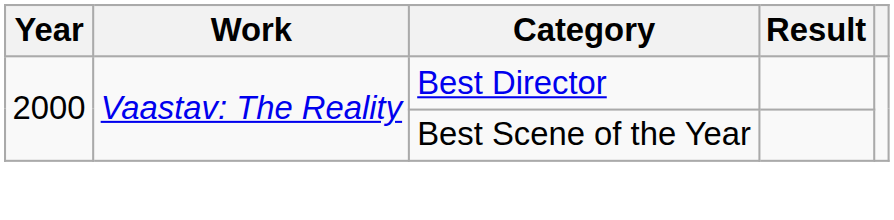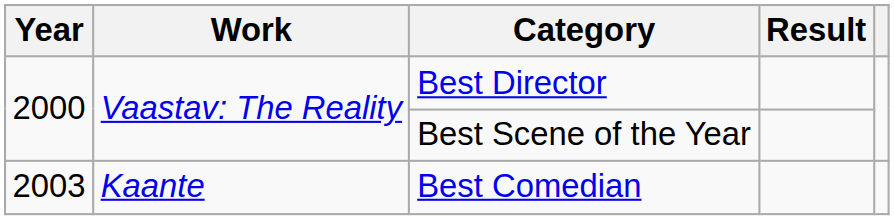+ row: (529, 186)
